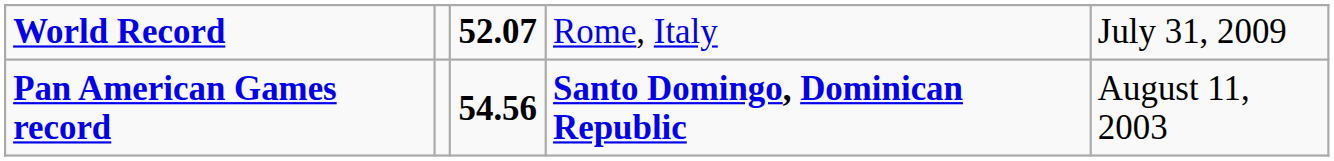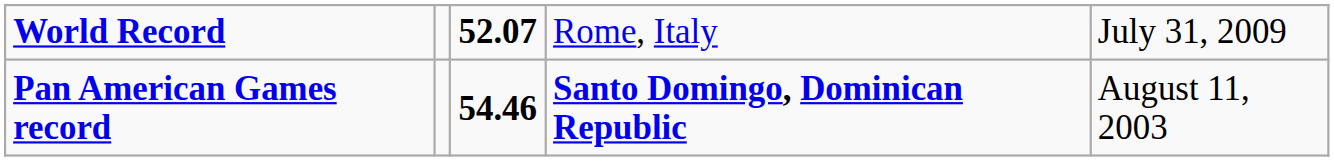(498, 107) 54.56 -> (498, 107) 54.46
